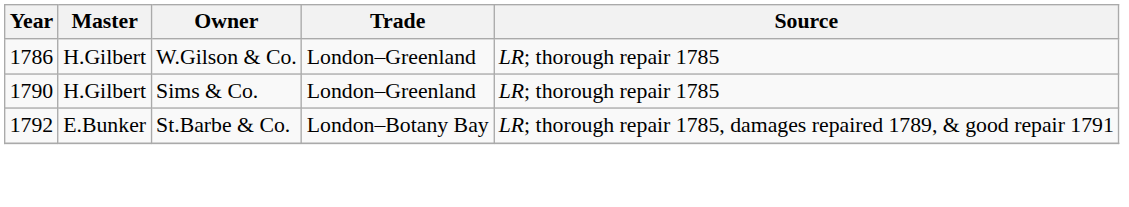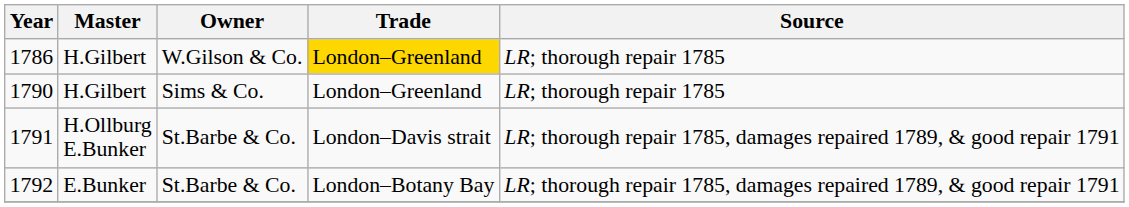(391, 56) no background -> (397, 56) gold background
+ row: (31, 137)
